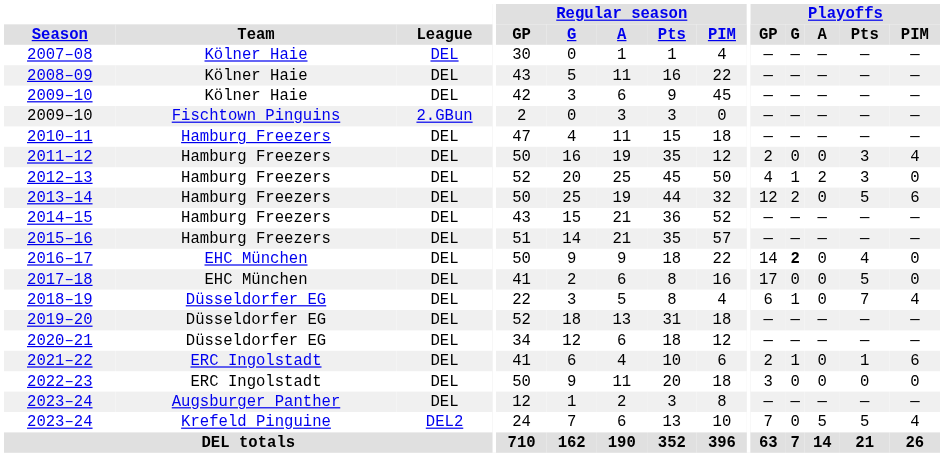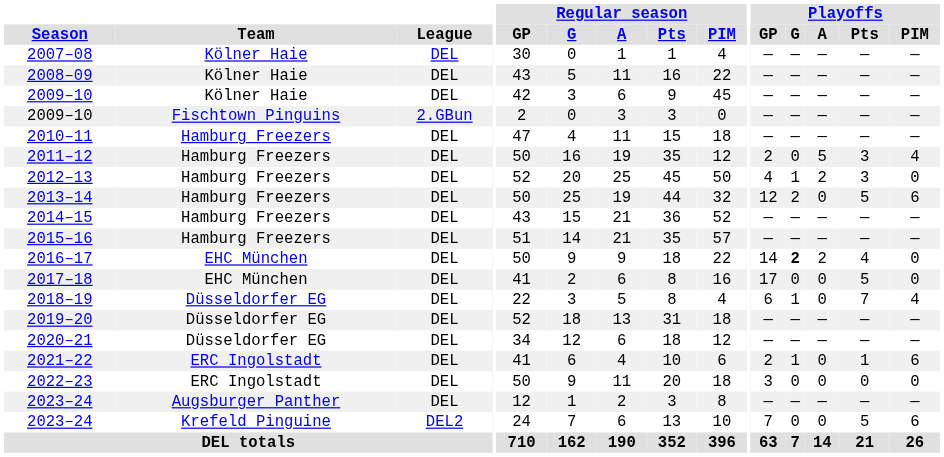(822, 157) 0 -> (822, 157) 5
(822, 259) 0 -> (822, 259) 2
(822, 422) 5 -> (822, 422) 0
(915, 422) 4 -> (915, 422) 6
